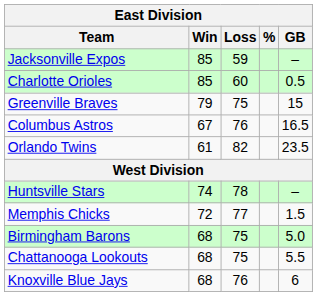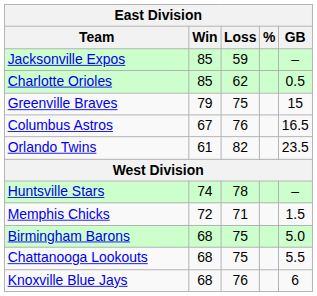(240, 81) 60 -> (240, 81) 62
(240, 214) 77 -> (240, 214) 71
